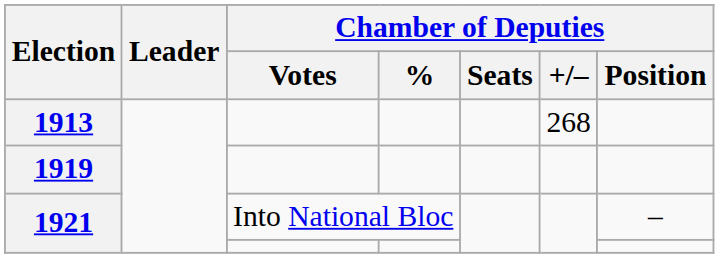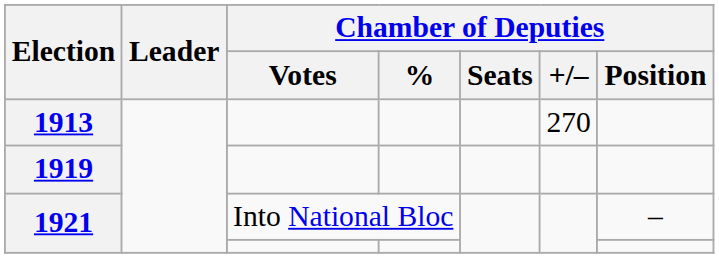(569, 121) 268 -> (569, 121) 270
